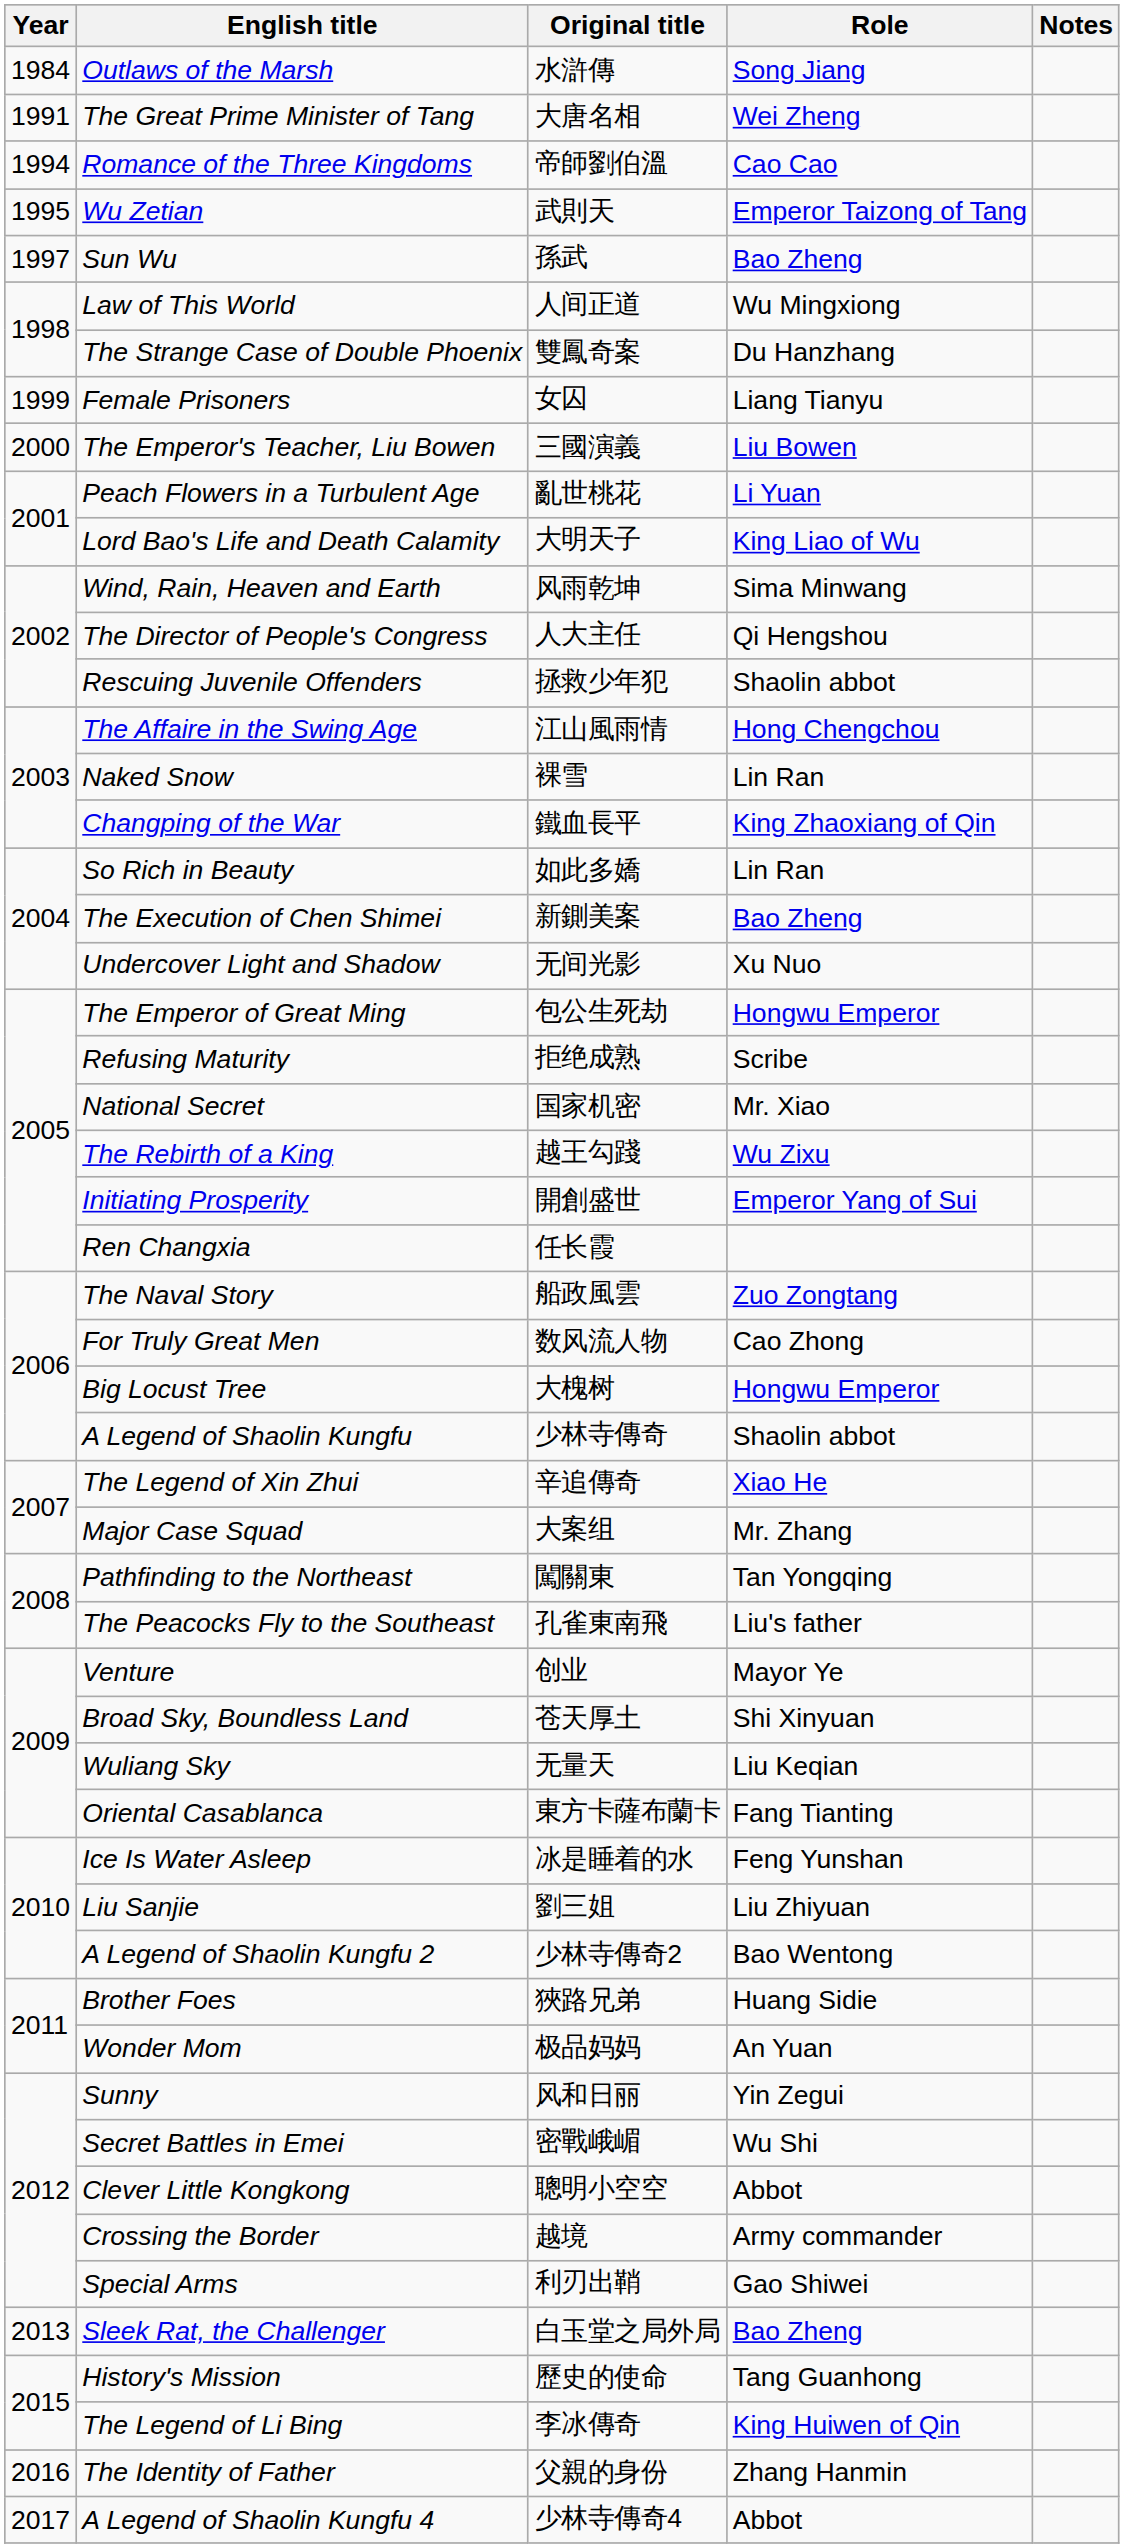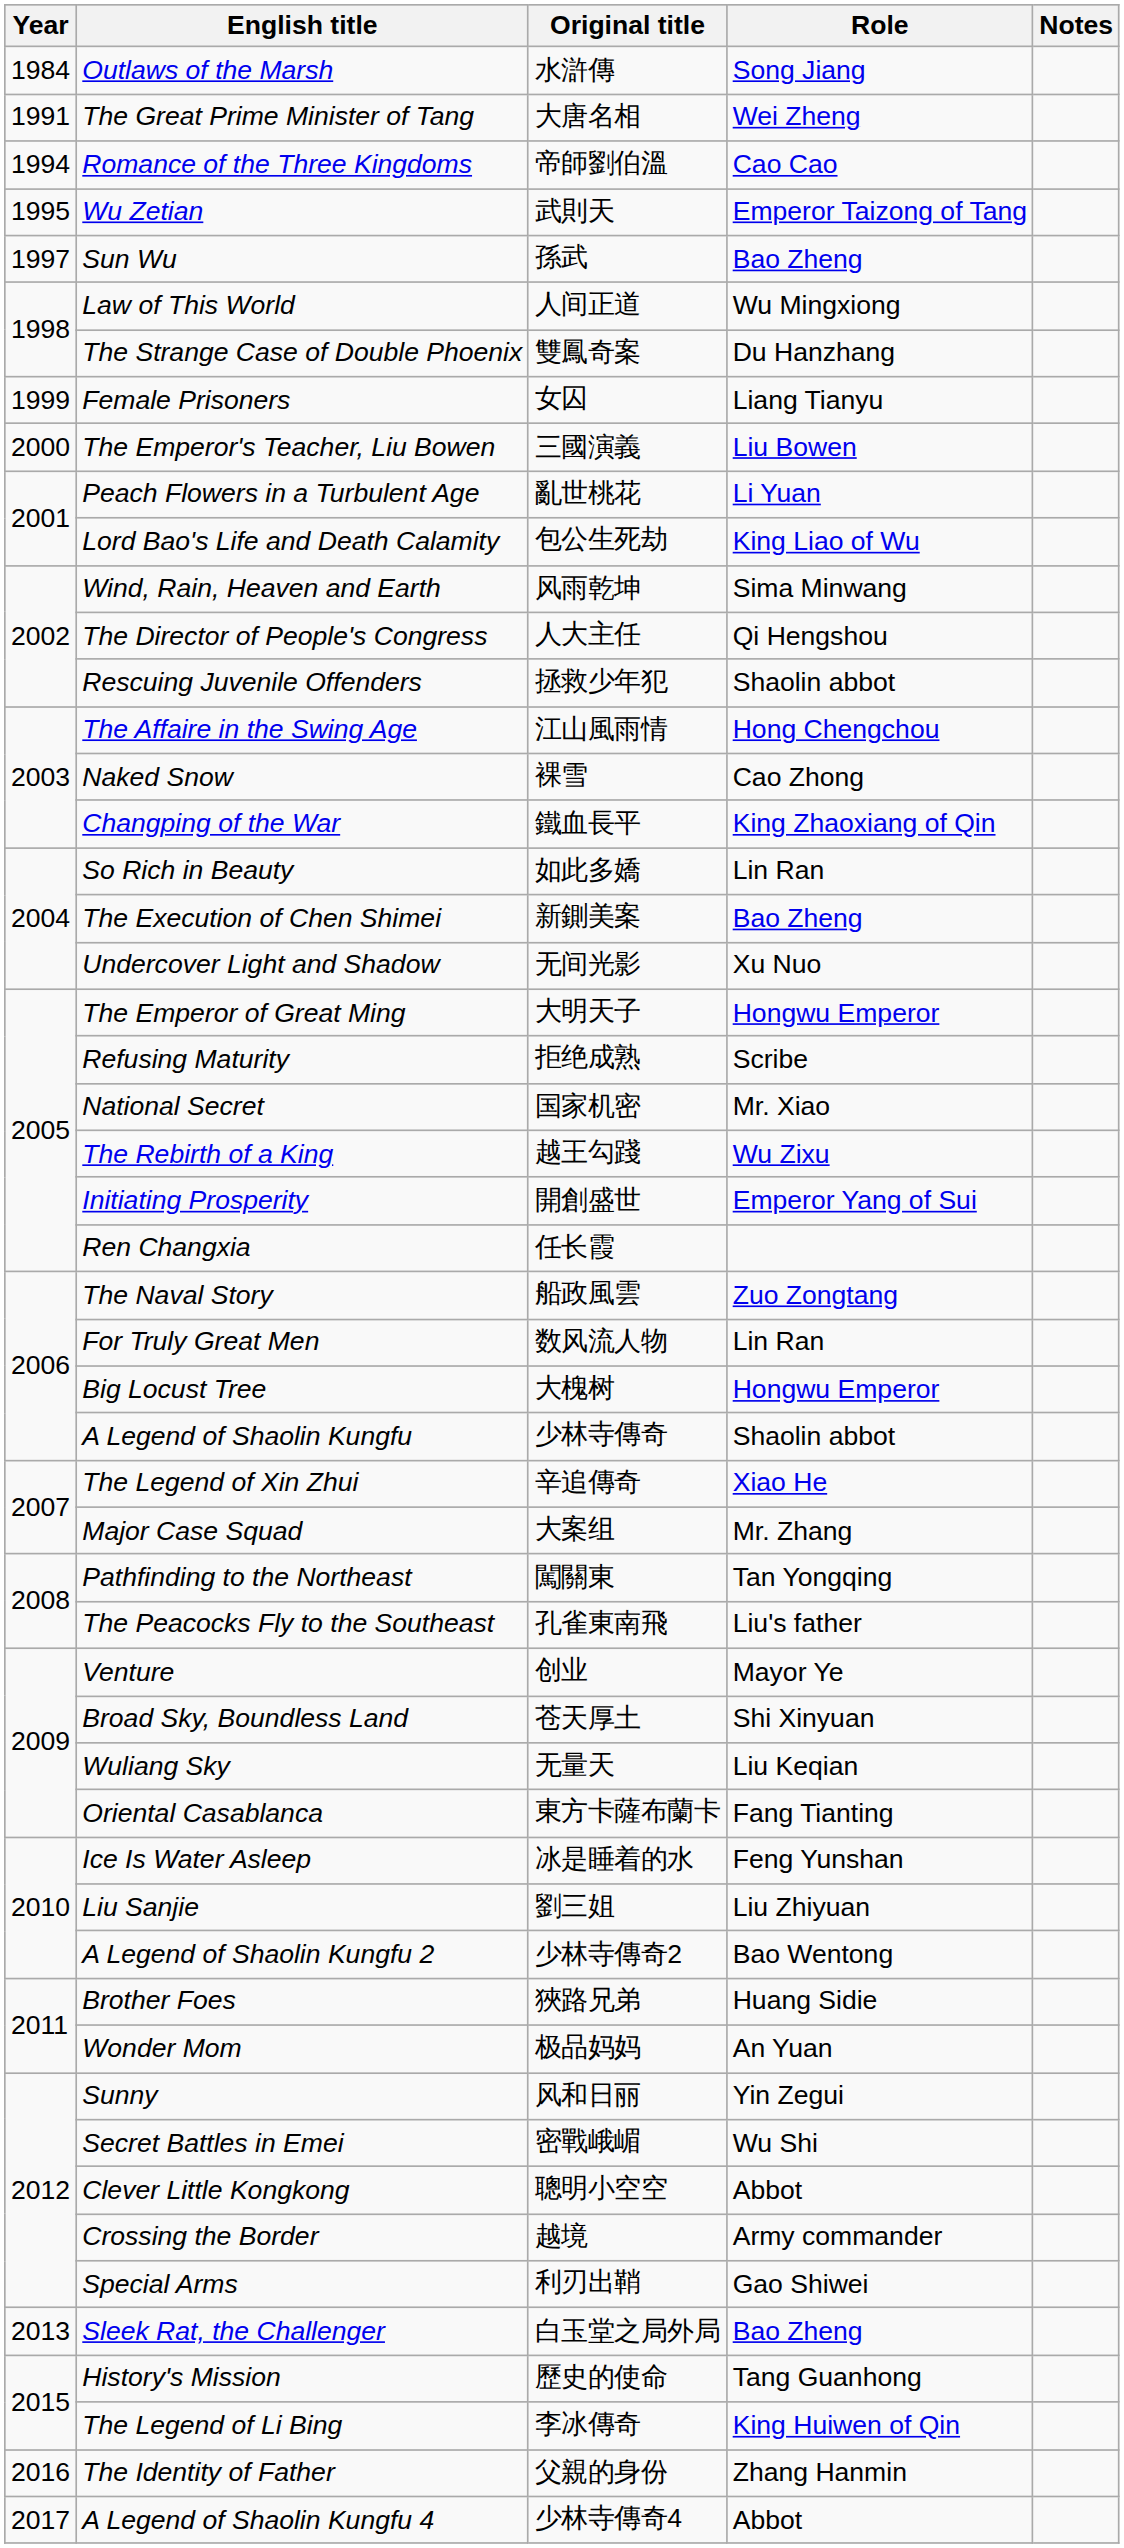(588, 540) 大明天子 -> (601, 540) 包公生死劫
(778, 776) Lin Ran -> (798, 776) Cao Zhong
(601, 1011) 包公生死劫 -> (588, 1011) 大明天子
(798, 1341) Cao Zhong -> (778, 1341) Lin Ran
